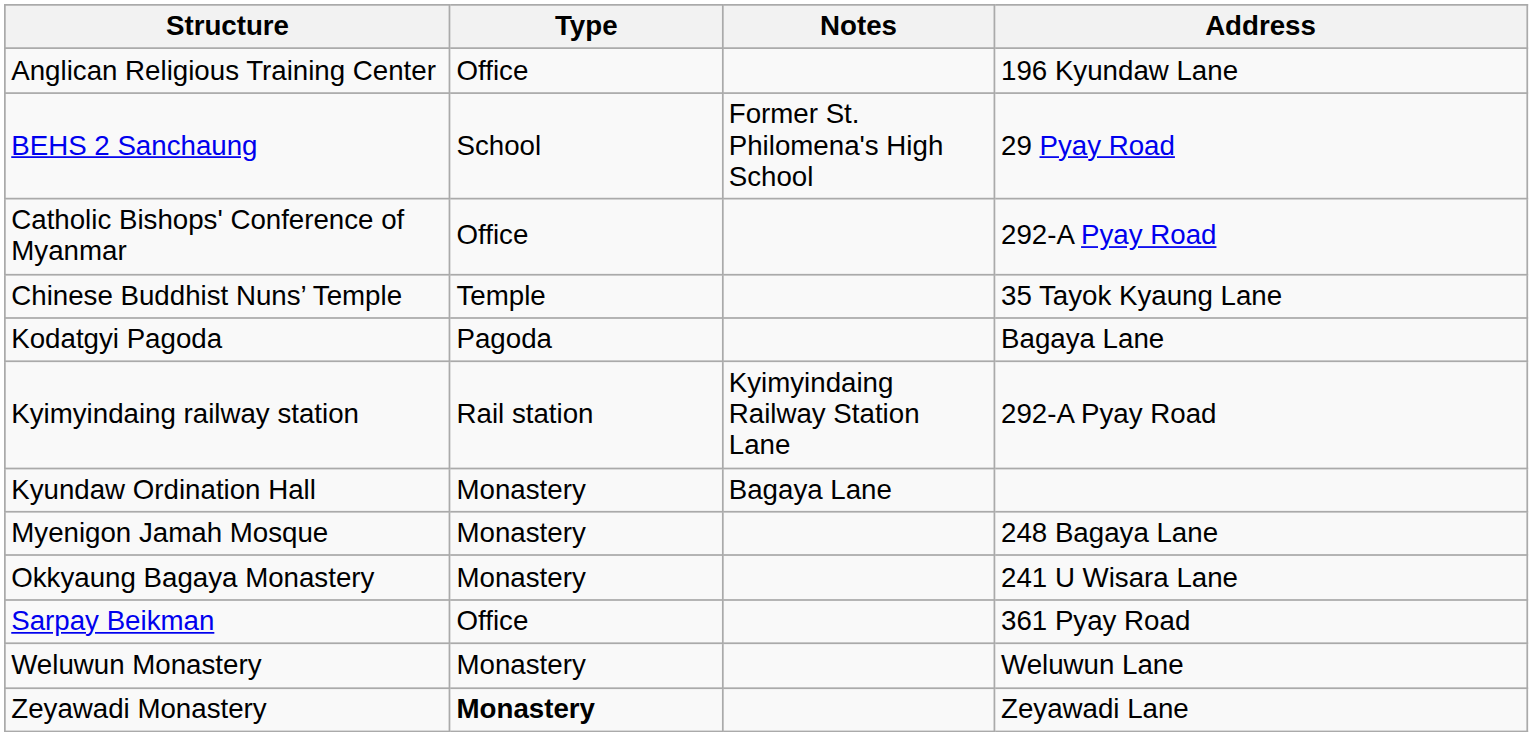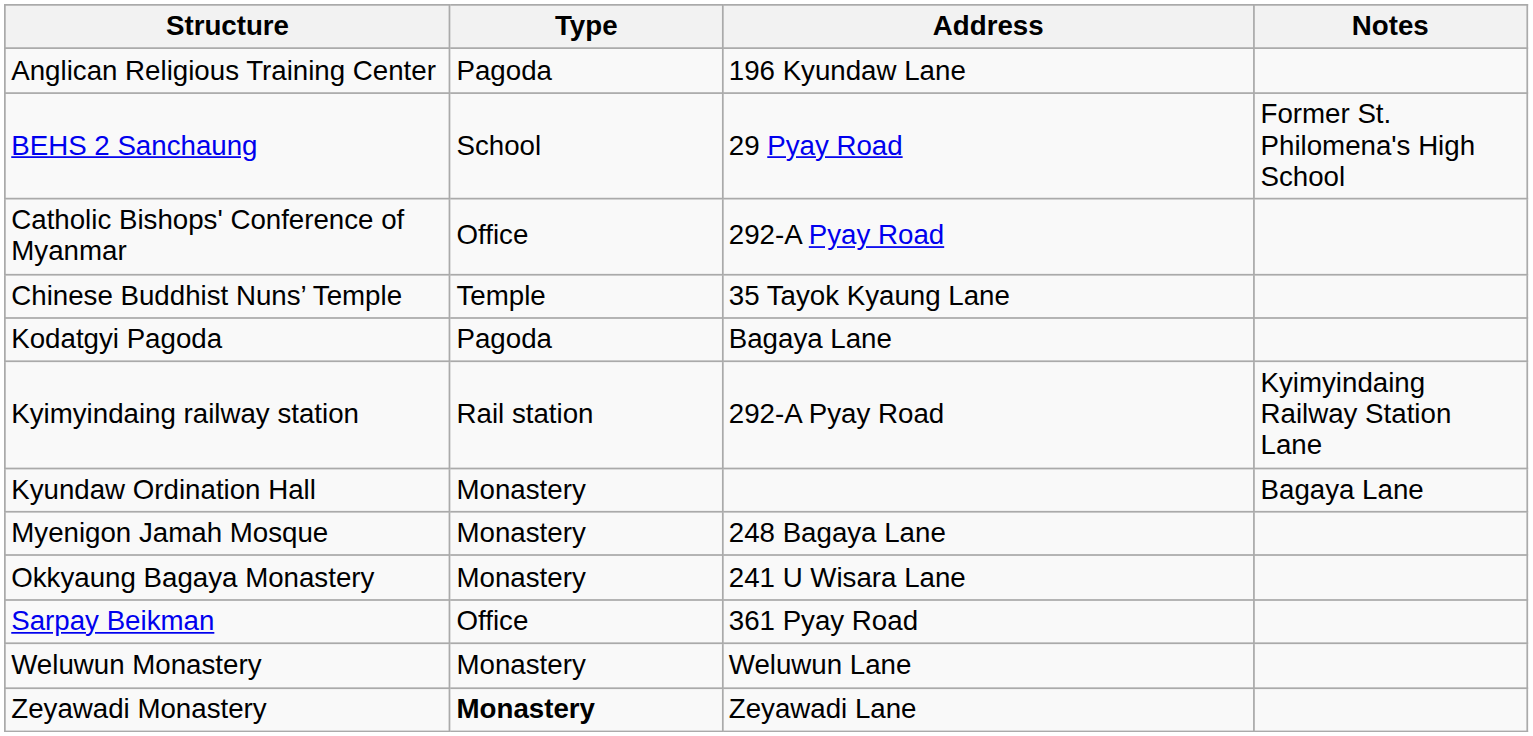columns swapped: (1261, 26) <-> (858, 26)
(492, 70) Office -> (504, 70) Pagoda
